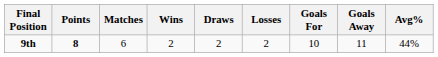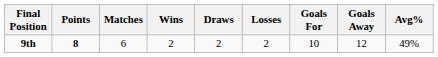(361, 44) 11 -> (361, 44) 12
(409, 44) 44% -> (409, 44) 49%
